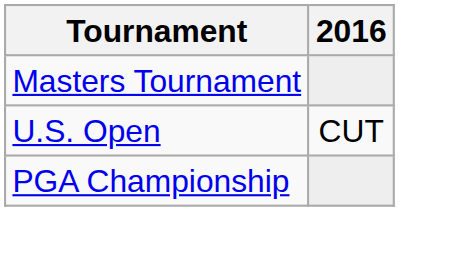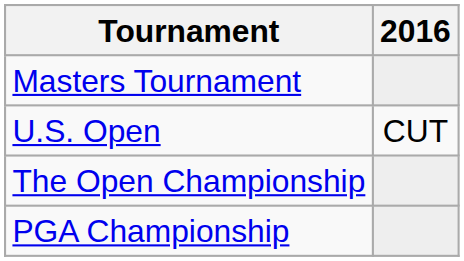+ row: (189, 181)
